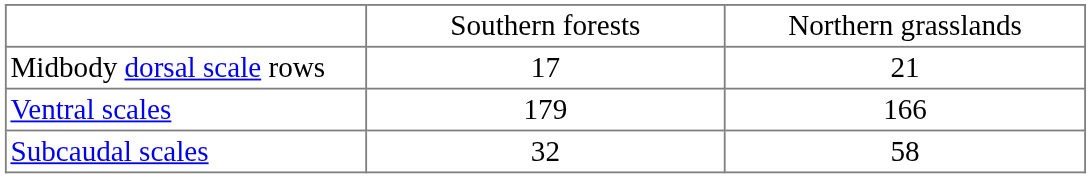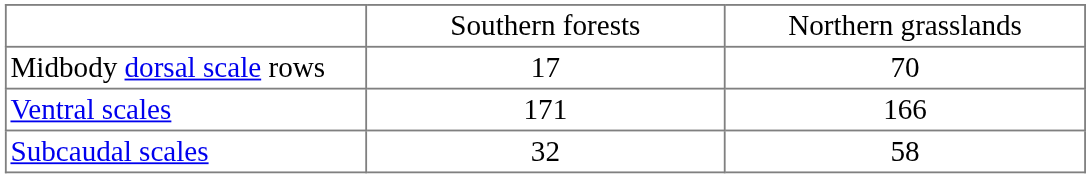(905, 67) 21 -> (905, 67) 70
(545, 109) 179 -> (545, 109) 171
